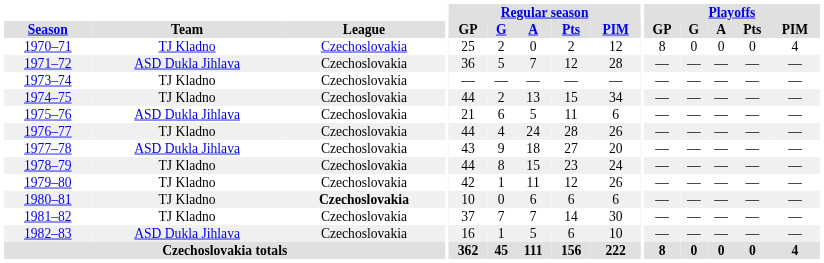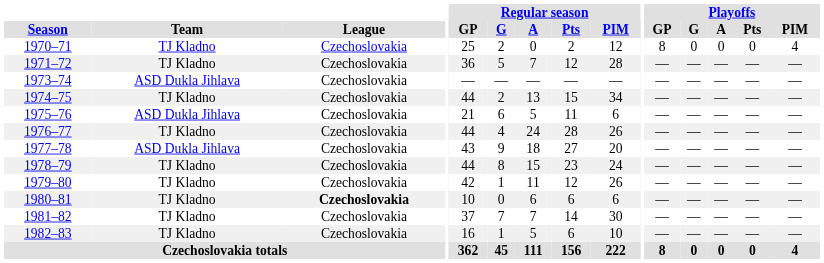(187, 63) ASD Dukla Jihlava -> (187, 63) TJ Kladno
(187, 80) TJ Kladno -> (187, 80) ASD Dukla Jihlava
(187, 233) ASD Dukla Jihlava -> (187, 233) TJ Kladno
